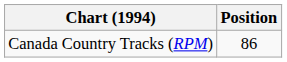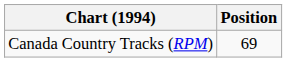(249, 43) 86 -> (249, 43) 69
